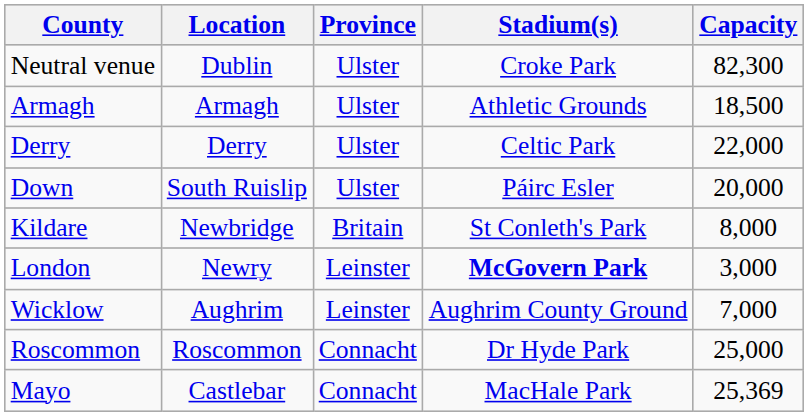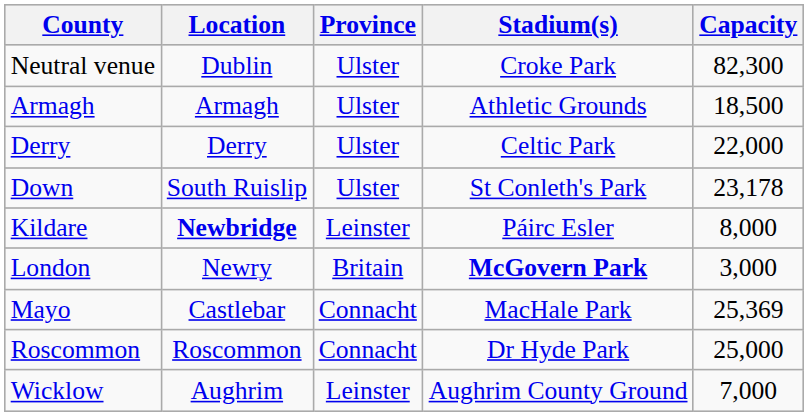(558, 187) Páirc Esler -> (558, 187) St Conleth's Park
(748, 187) 20,000 -> (748, 187) 23,178
(237, 227) normal -> (237, 227) bold
(368, 227) Britain -> (368, 227) Leinster
(558, 227) St Conleth's Park -> (558, 227) Páirc Esler
(368, 268) Leinster -> (368, 268) Britain
rows swapped: (41, 390) <-> (57, 308)
